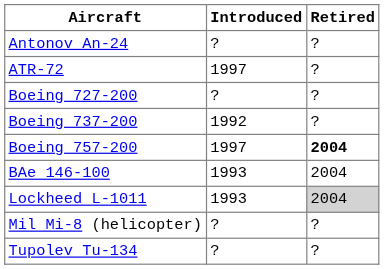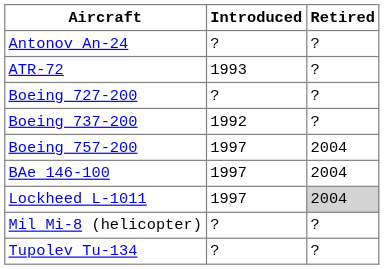(229, 69) 1997 -> (229, 69) 1993
(329, 147) bold -> (329, 147) normal
(229, 173) 1993 -> (229, 173) 1997
(229, 199) 1993 -> (229, 199) 1997
